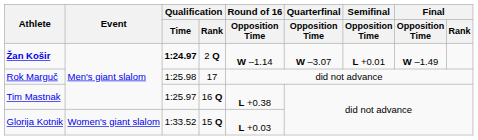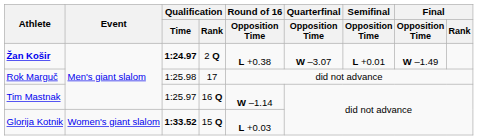(255, 62) W –1.14 -> (255, 62) L +0.38
(255, 102) L +0.38 -> (255, 102) W –1.14
(180, 123) normal -> (180, 123) bold
